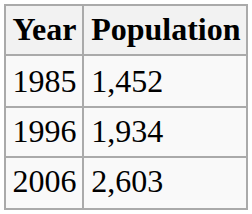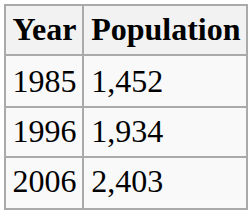(127, 182) 2,603 -> (127, 182) 2,403
